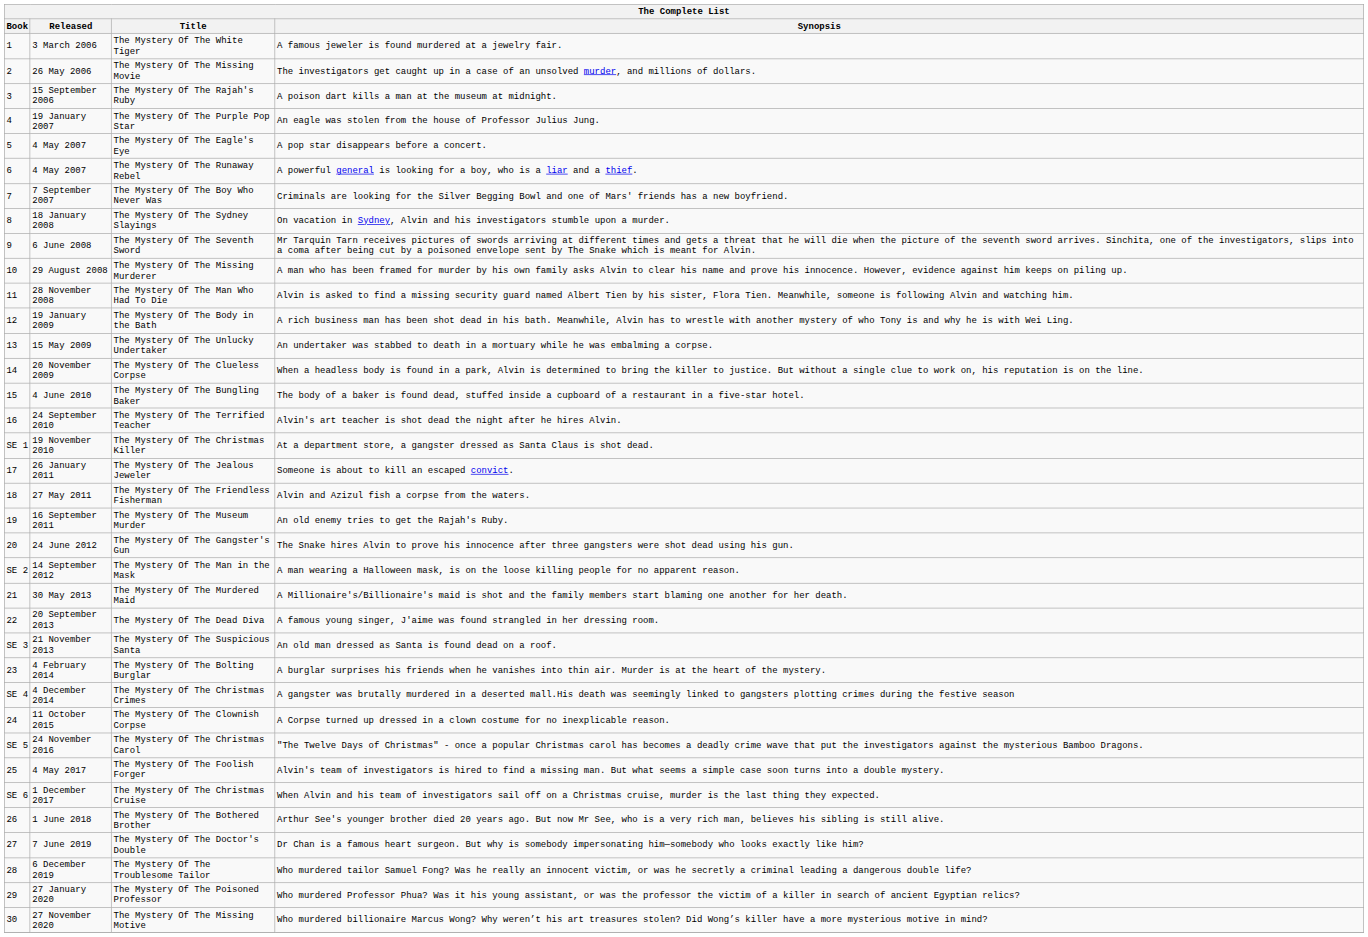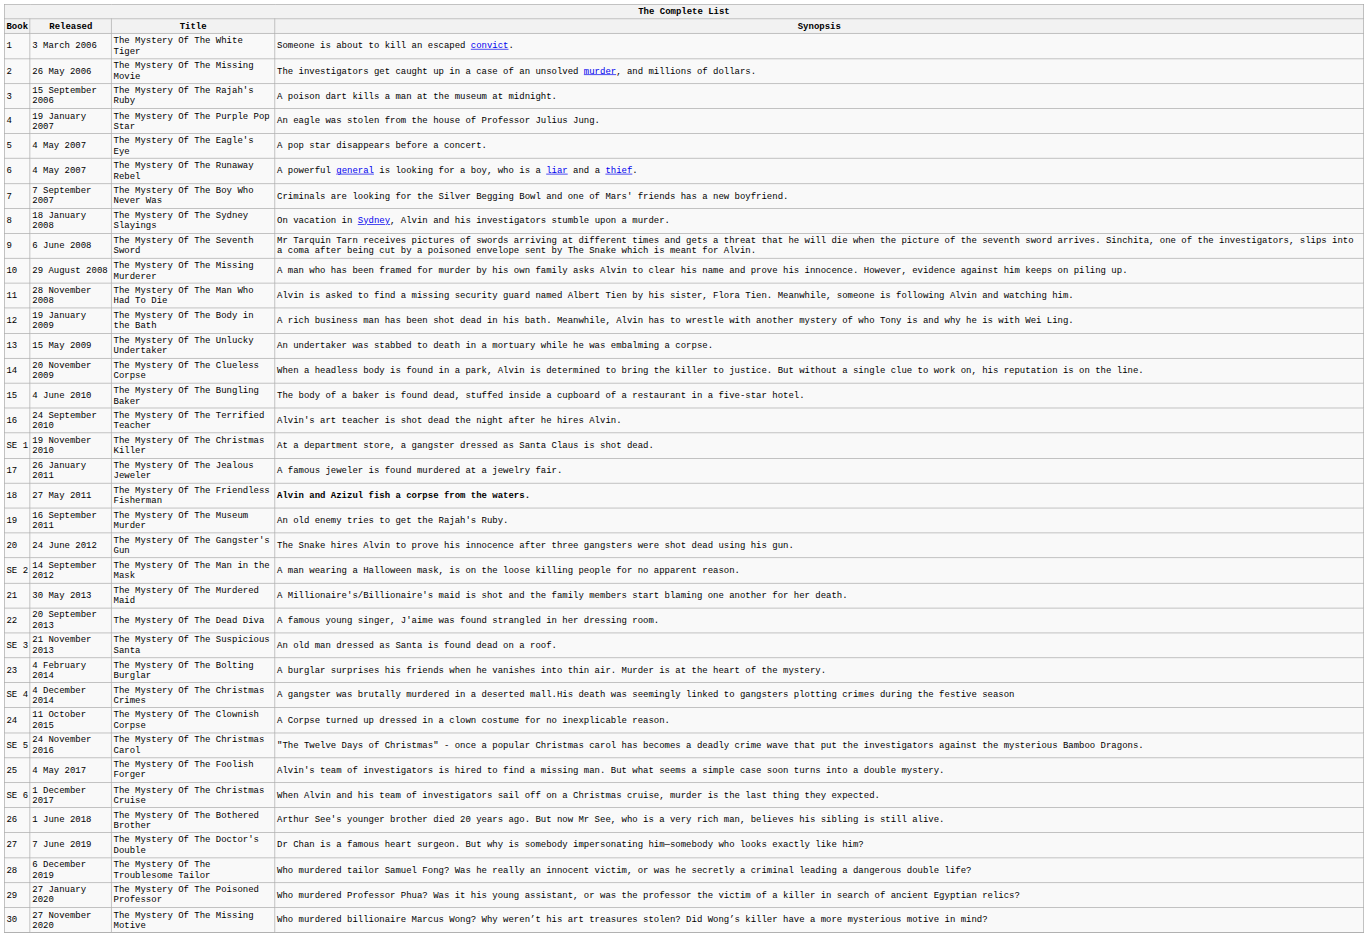(420, 46) A famous jeweler is found murdered at a jewelry fair. -> (395, 46) Someone is about to kill an escaped convict.
(395, 471) Someone is about to kill an escaped convict. -> (420, 471) A famous jeweler is found murdered at a jewelry fair.
(404, 496) normal -> (404, 496) bold
